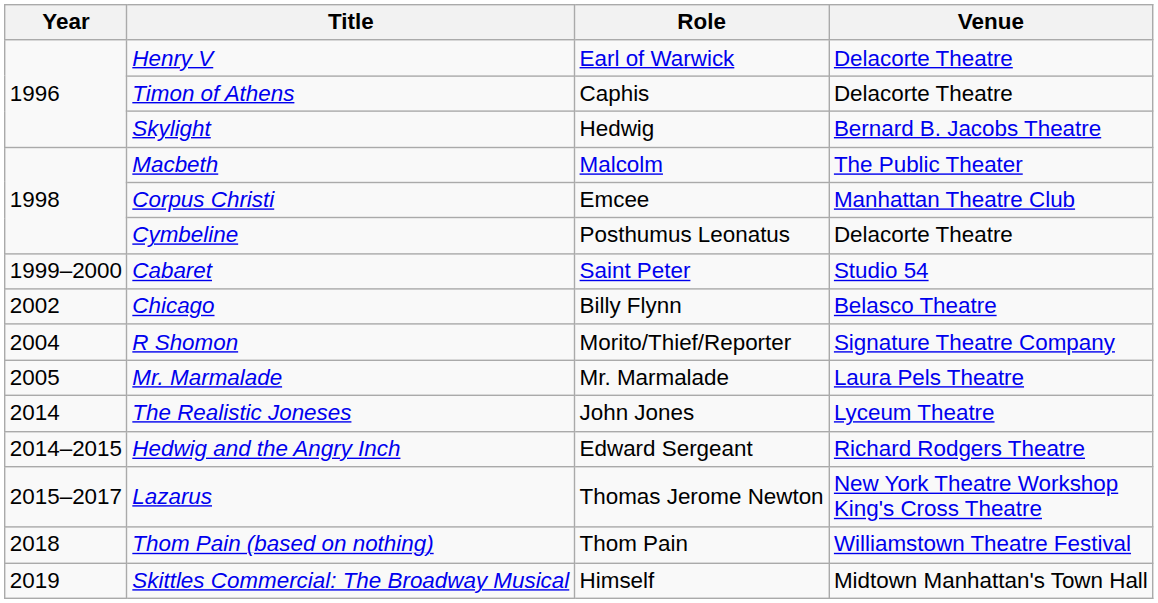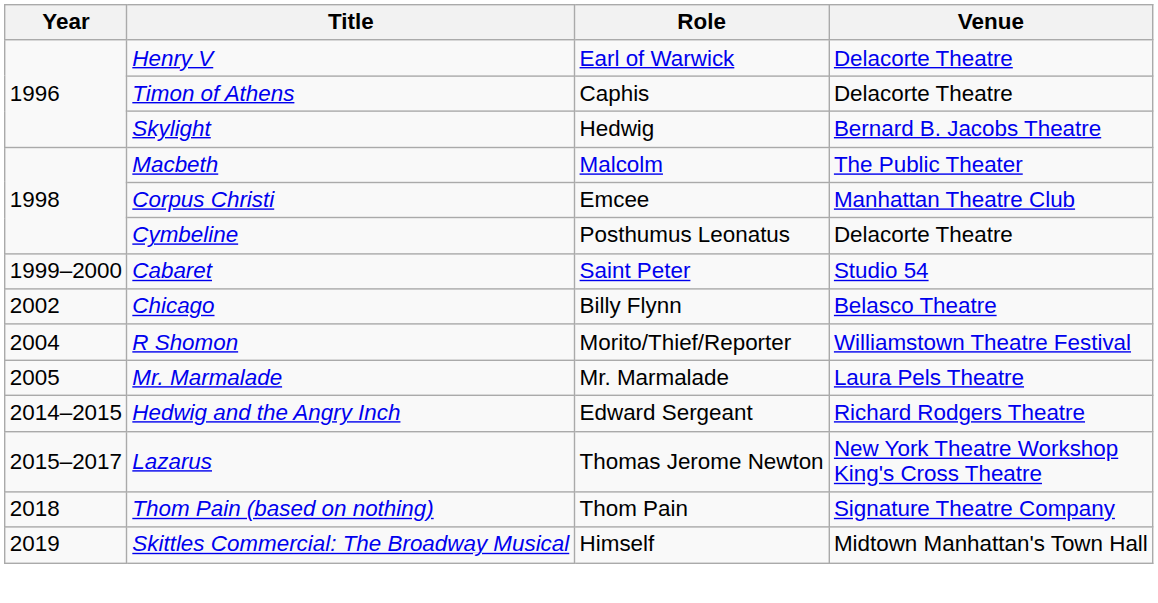(974, 341) Signature Theatre Company -> (982, 341) Williamstown Theatre Festival
- row: (242, 413)
(982, 544) Williamstown Theatre Festival -> (974, 509) Signature Theatre Company
